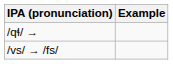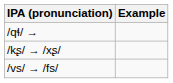+ row: (34, 50)
